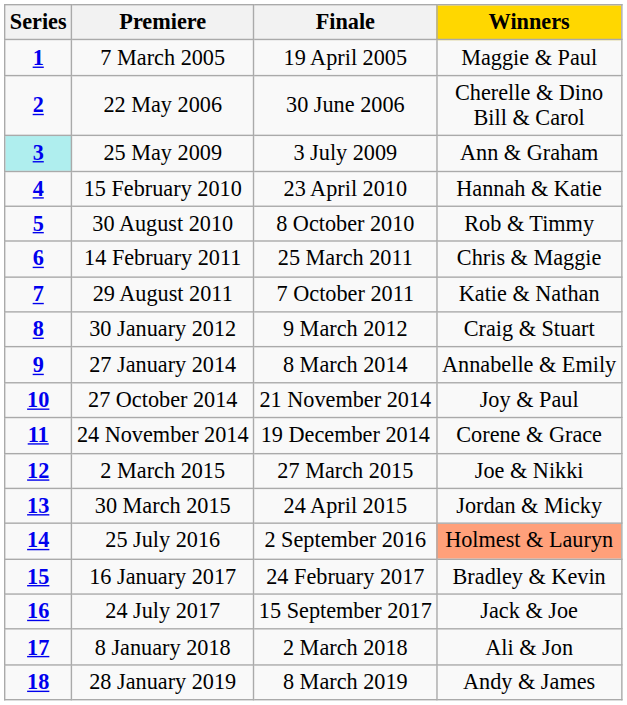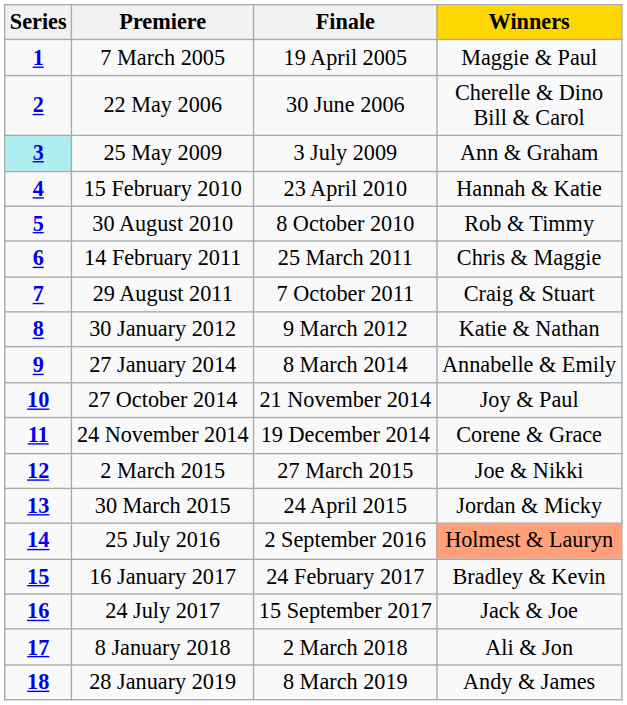(529, 294) Katie & Nathan -> (529, 294) Craig & Stuart
(529, 329) Craig & Stuart -> (529, 329) Katie & Nathan
